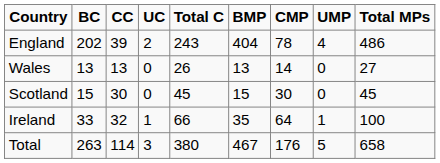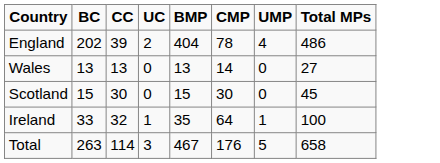- column: (199, 17)
